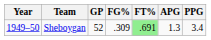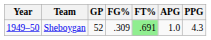(174, 27) 1.3 -> (174, 27) 1.0
(197, 27) 3.4 -> (197, 27) 4.3
